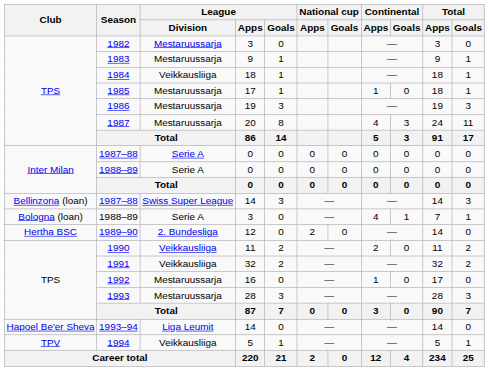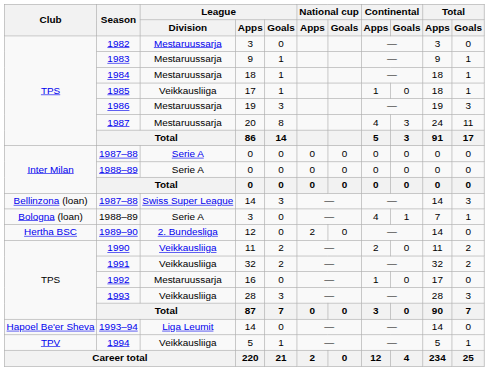(188, 75) Veikkausliiga -> (188, 75) Mestaruussarja
(188, 91) Mestaruussarja -> (188, 91) Veikkausliiga
(188, 295) Mestaruussarja -> (188, 295) Veikkausliiga
